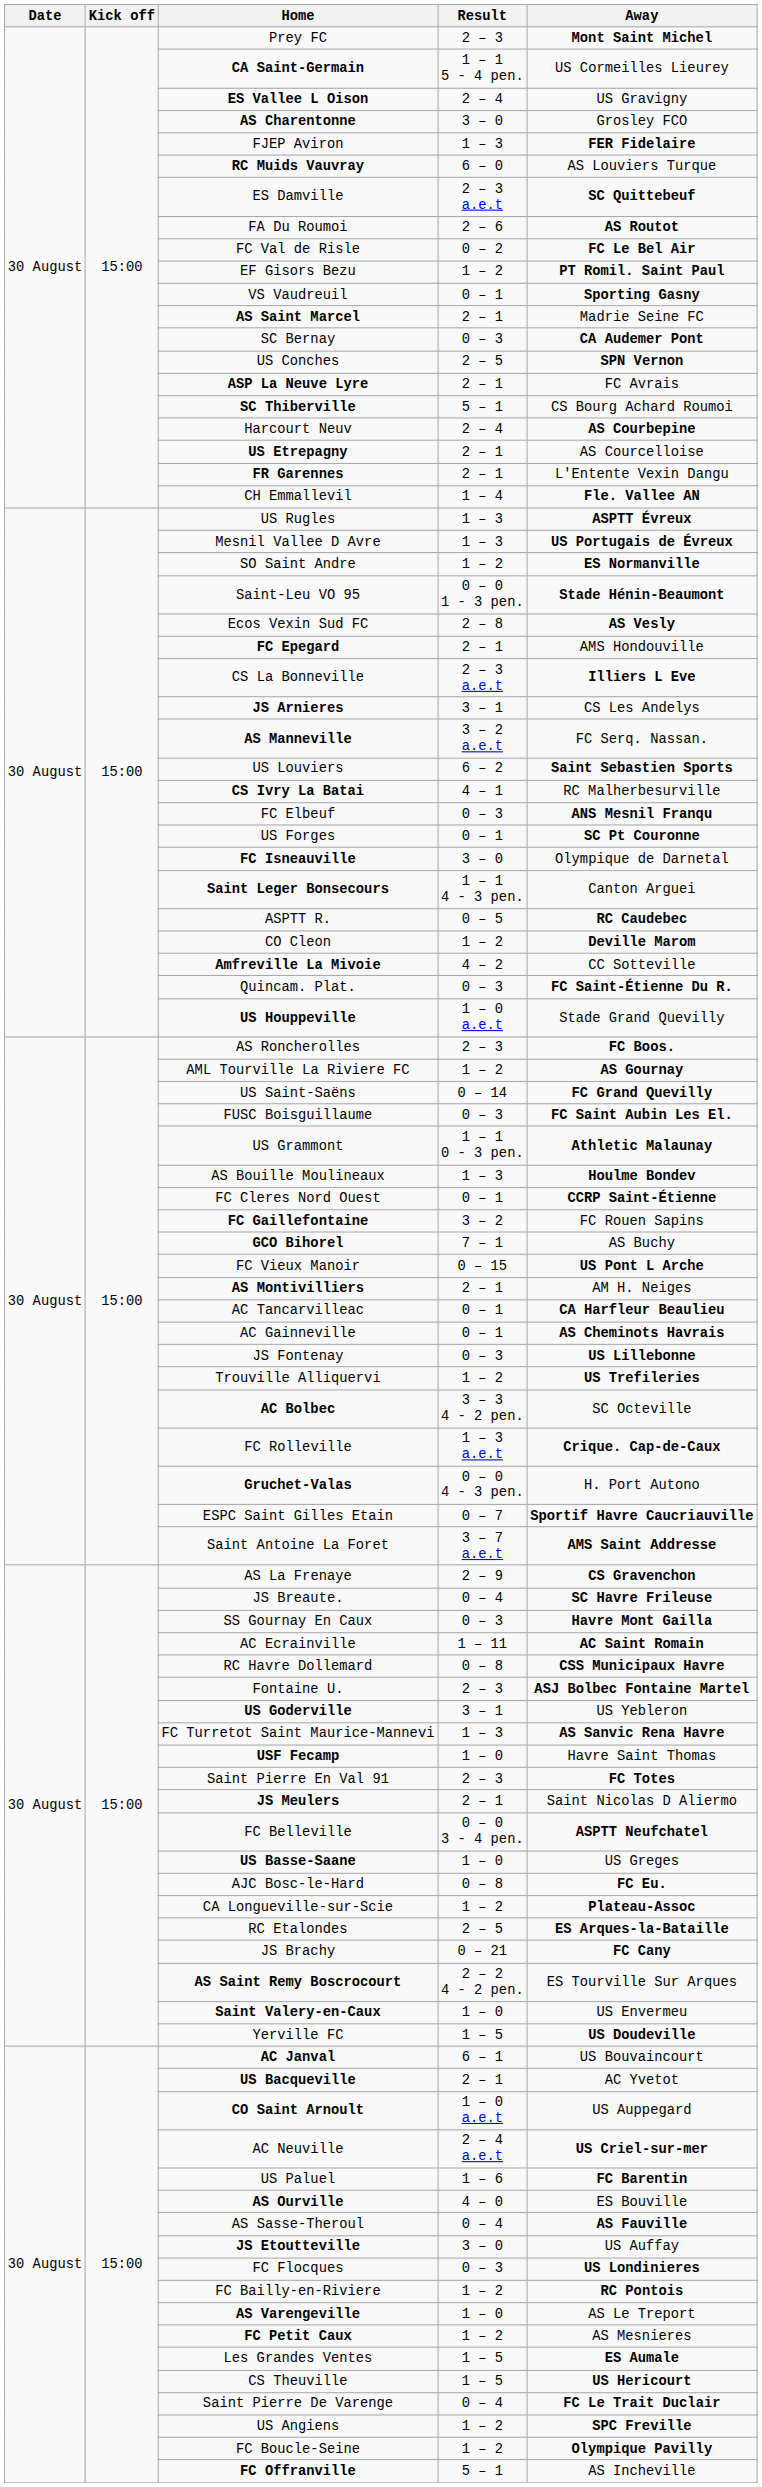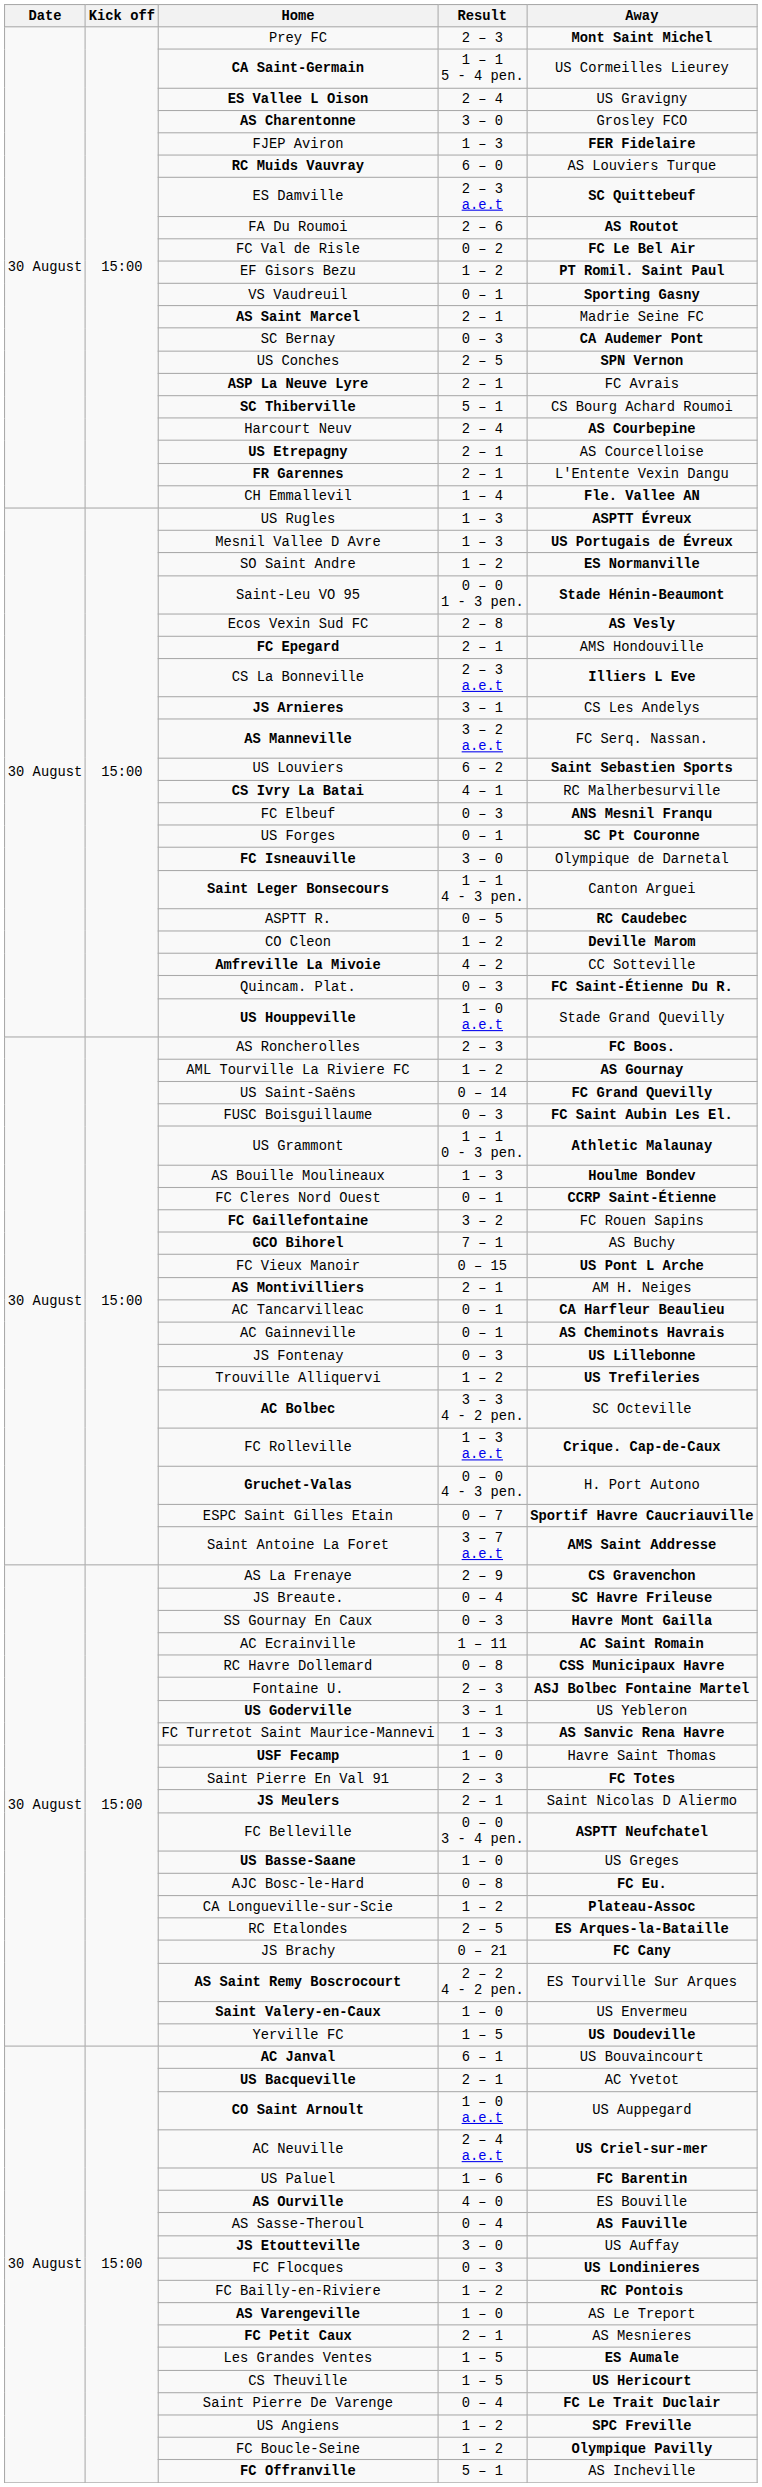(482, 2336) 1 – 2 -> (482, 2336) 2 – 1
